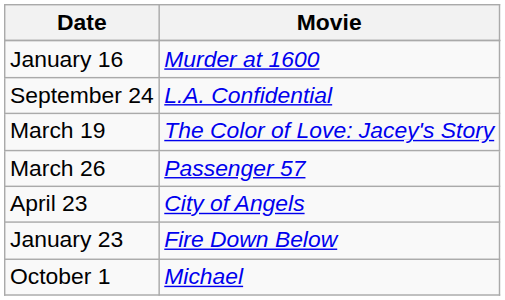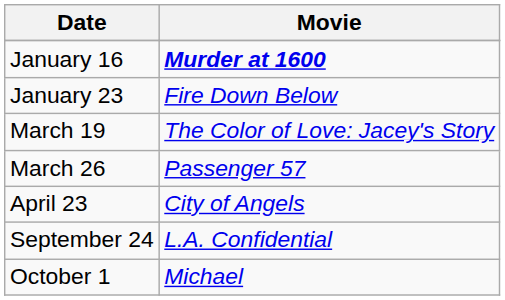(242, 58) normal -> (245, 58) bold
rows swapped: (67, 240) <-> (82, 95)
